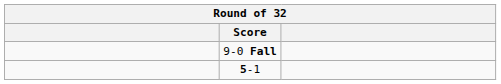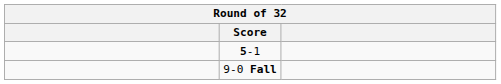rows swapped: (250, 70) <-> (250, 51)
